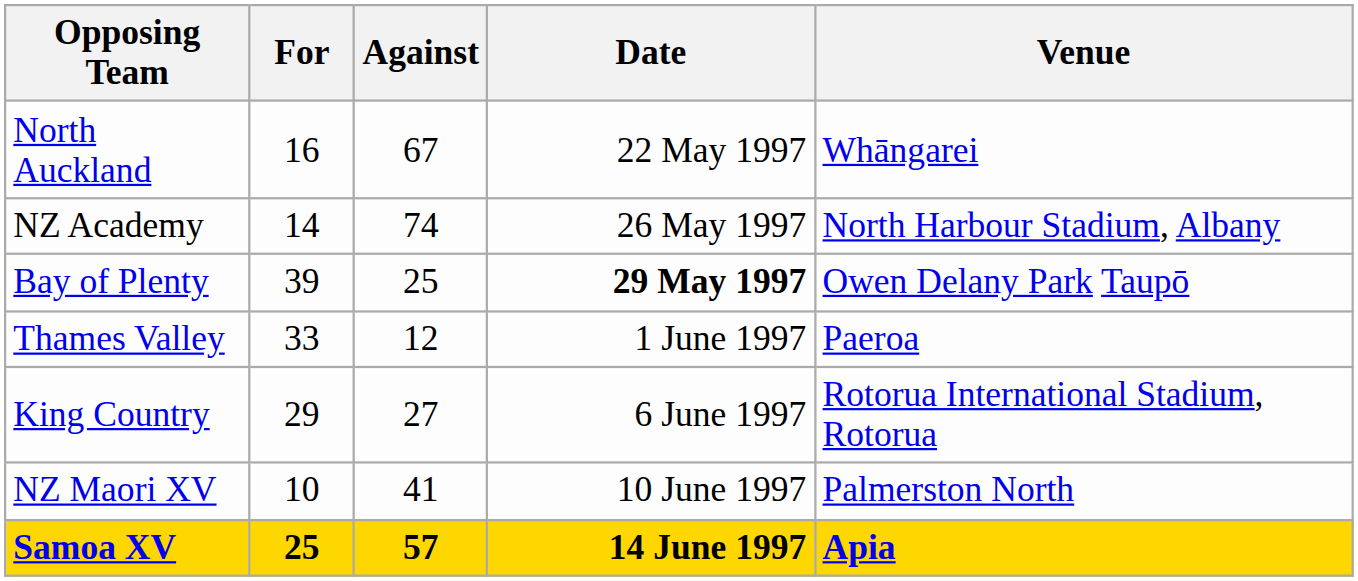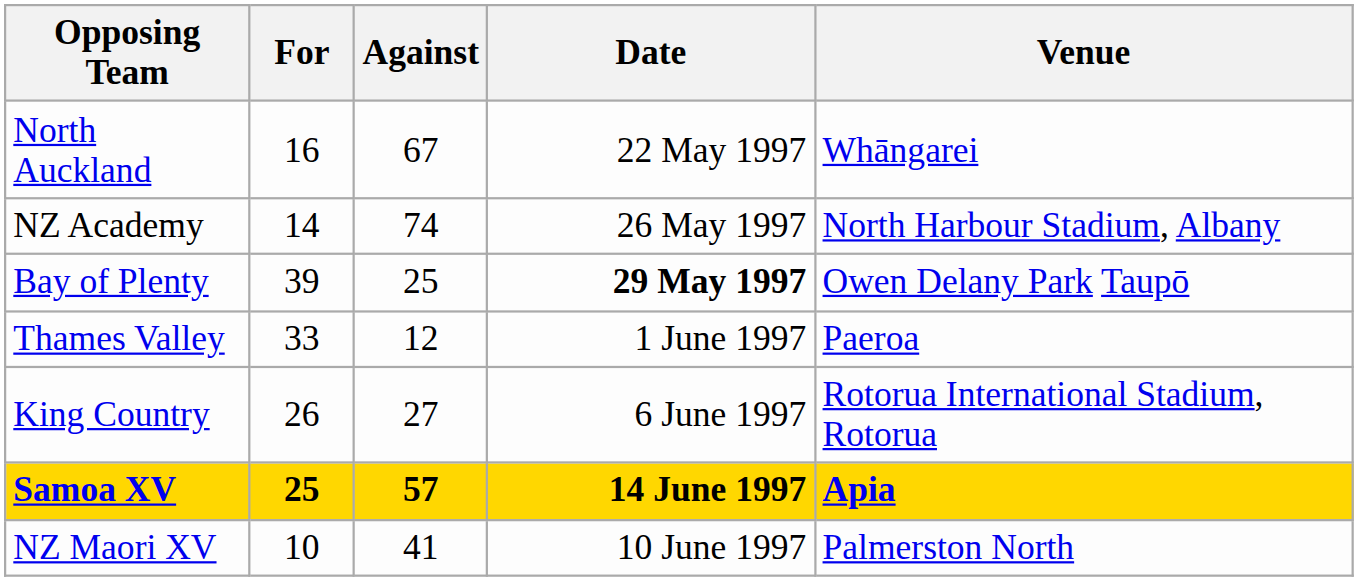(302, 414) 29 -> (302, 414) 26
rows swapped: (115, 490) <-> (95, 546)
